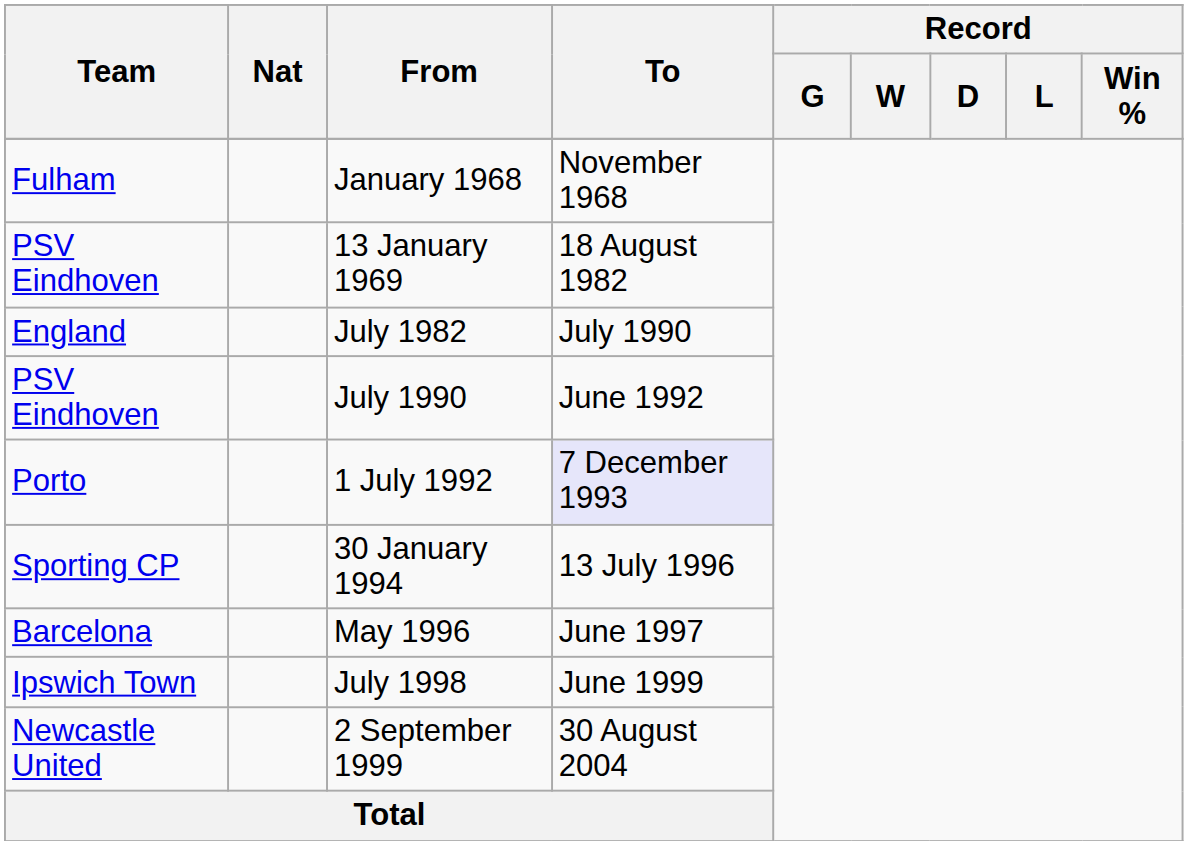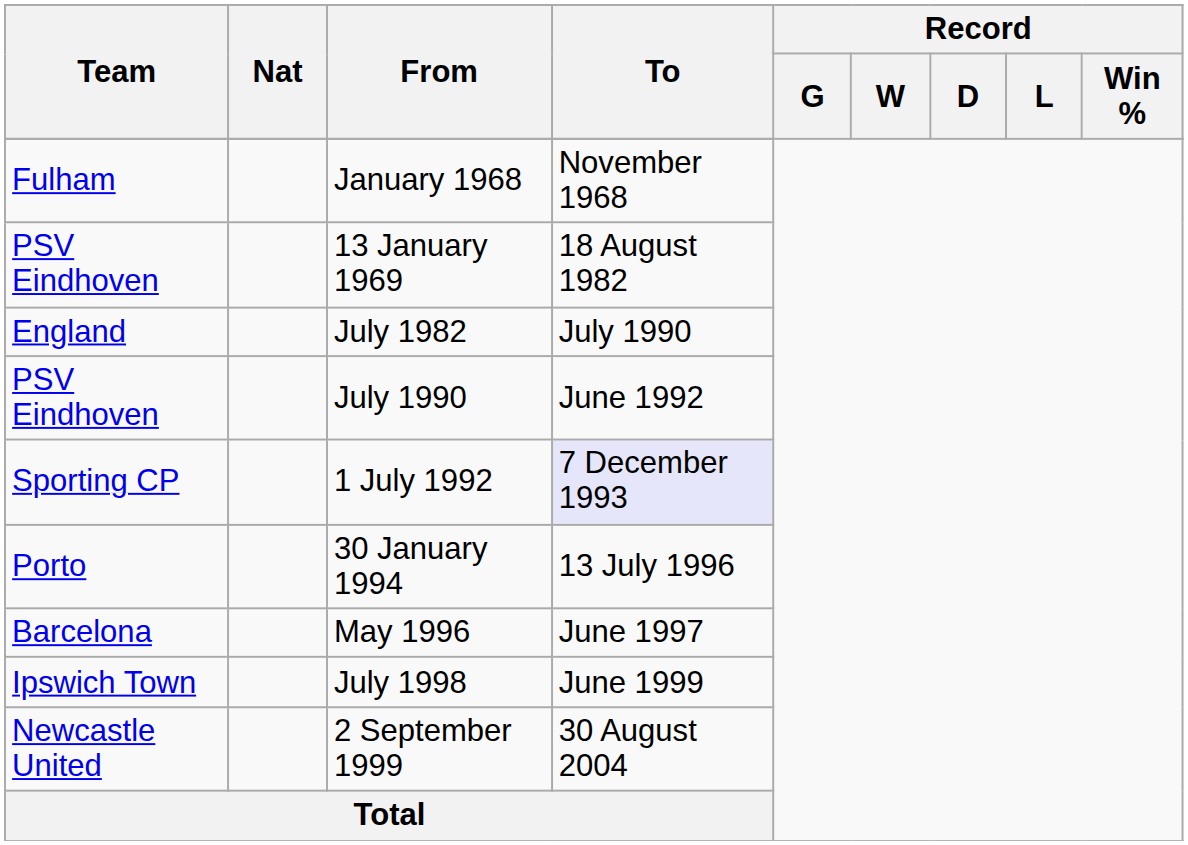(49, 481) Porto -> (96, 481) Sporting CP
(96, 565) Sporting CP -> (49, 565) Porto
